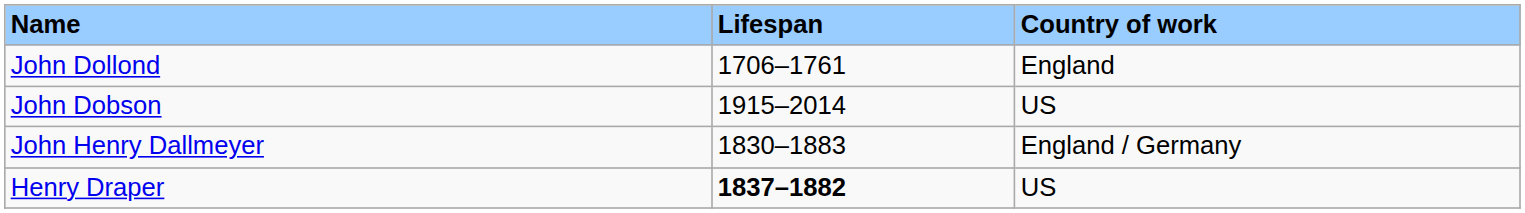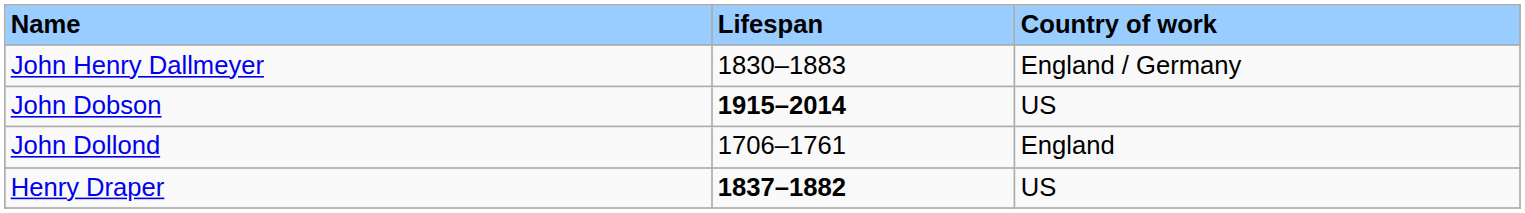rows swapped: (137, 146) <-> (85, 65)
(782, 106) normal -> (782, 106) bold
